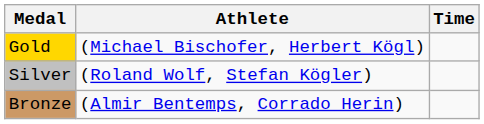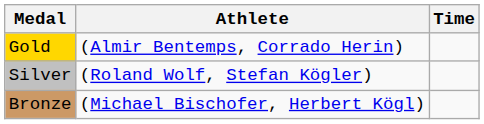(252, 47) (Michael Bischofer, Herbert Kögl) -> (242, 47) (Almir Bentemps, Corrado Herin)
(242, 104) (Almir Bentemps, Corrado Herin) -> (252, 104) (Michael Bischofer, Herbert Kögl)
